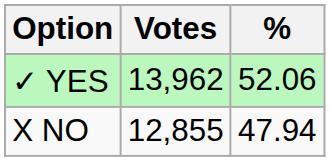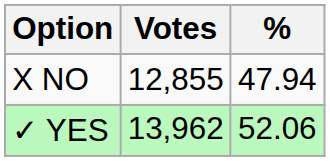rows swapped: (60, 81) <-> (51, 130)
